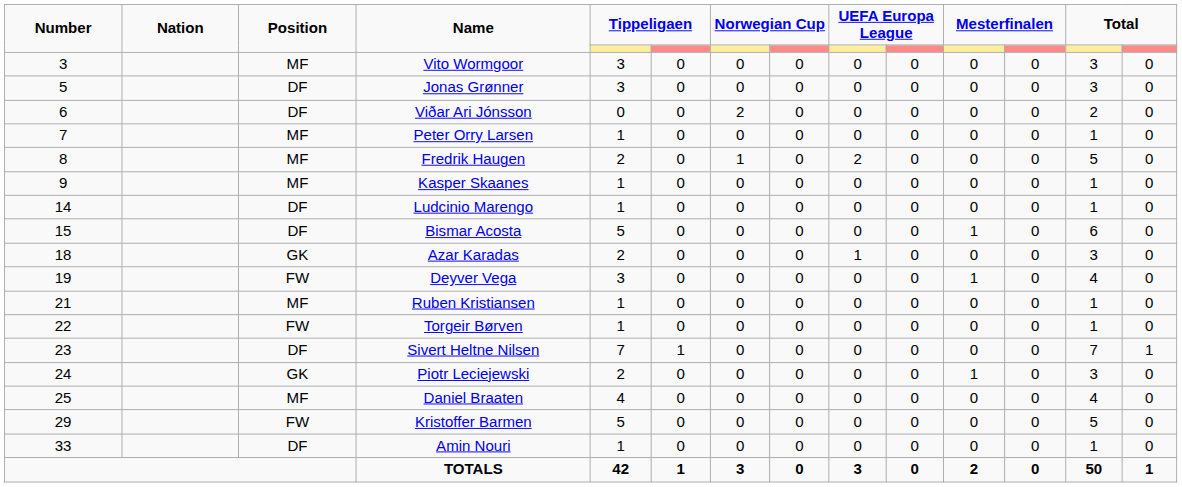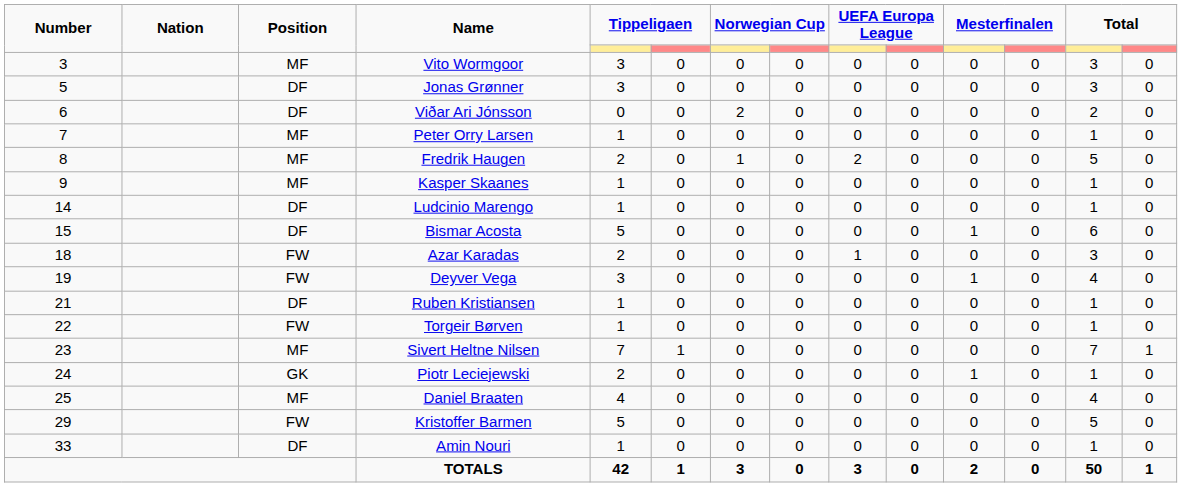(297, 254) GK -> (297, 254) FW
(297, 302) MF -> (297, 302) DF
(297, 350) DF -> (297, 350) MF
(1094, 374) 3 -> (1094, 374) 1
